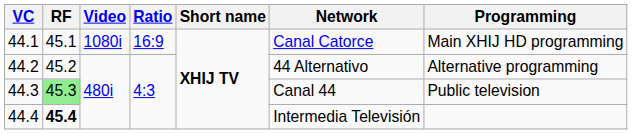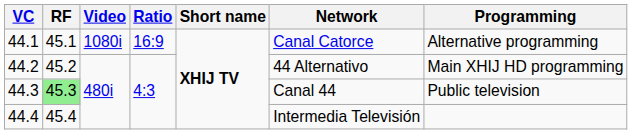(525, 41) Main XHIJ HD programming -> (513, 41) Alternative programming
(513, 66) Alternative programming -> (525, 66) Main XHIJ HD programming
(61, 116) bold -> (61, 116) normal
